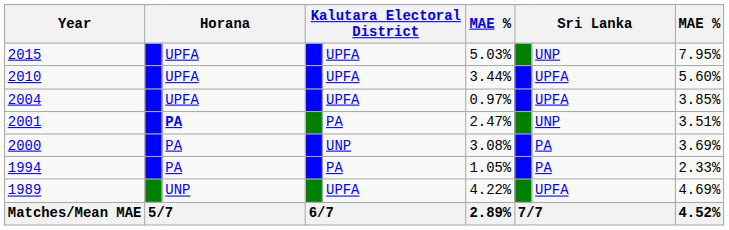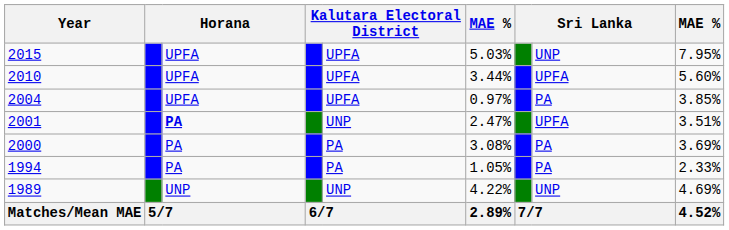(552, 100) UPFA -> (543, 100) PA
(334, 123) PA -> (339, 123) UNP
(548, 123) UNP -> (552, 123) UPFA
(339, 145) UNP -> (334, 145) PA
(343, 191) UPFA -> (339, 191) UNP
(552, 191) UPFA -> (548, 191) UNP
